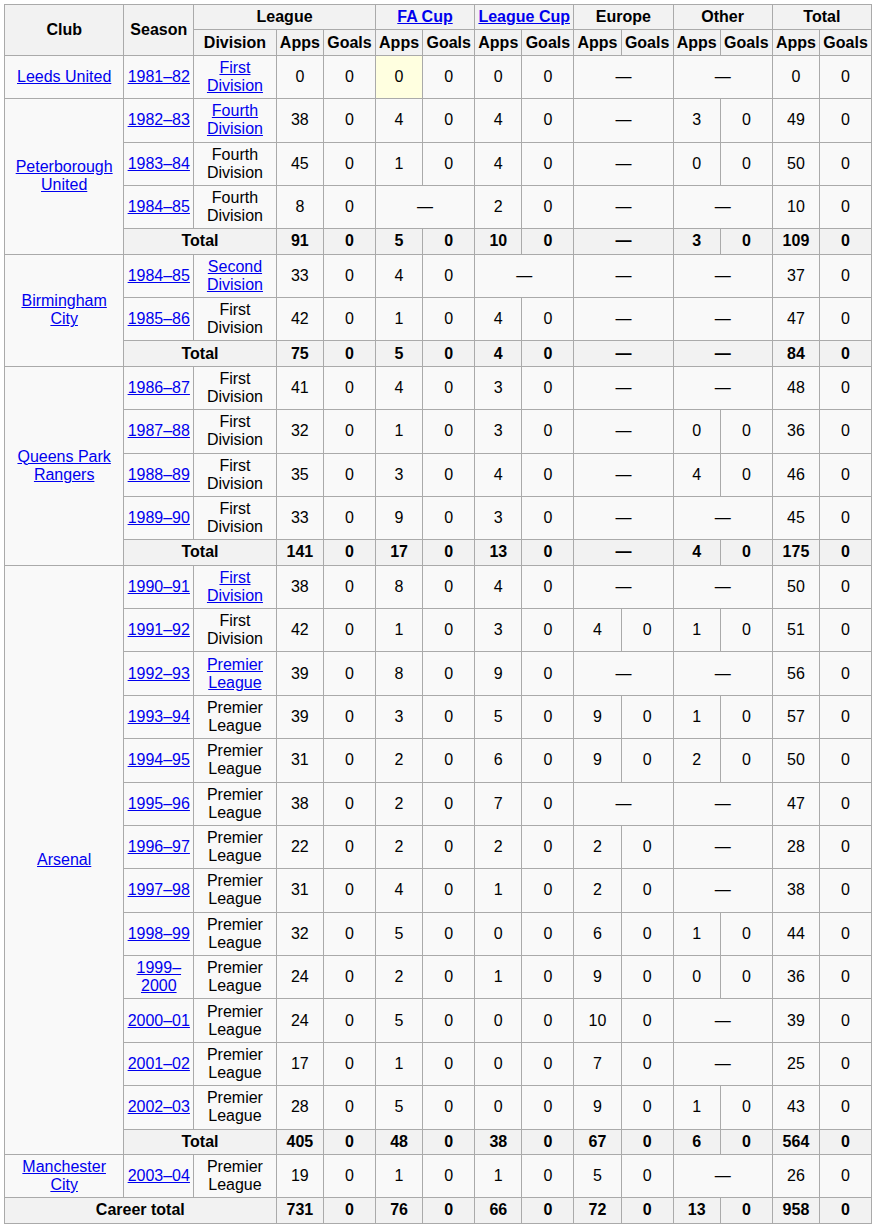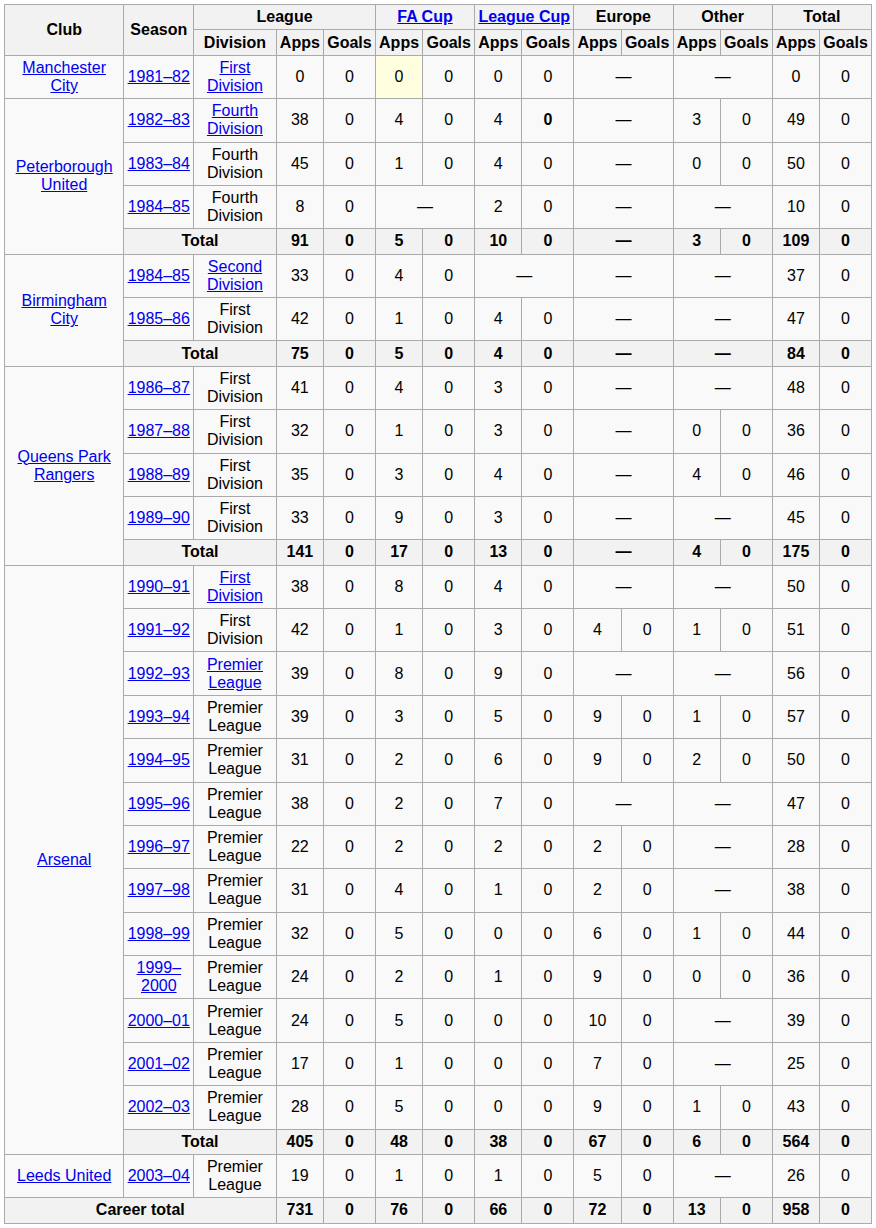(64, 76) Leeds United -> (64, 76) Manchester City
(548, 120) normal -> (548, 120) bold
(64, 1176) Manchester City -> (64, 1176) Leeds United
